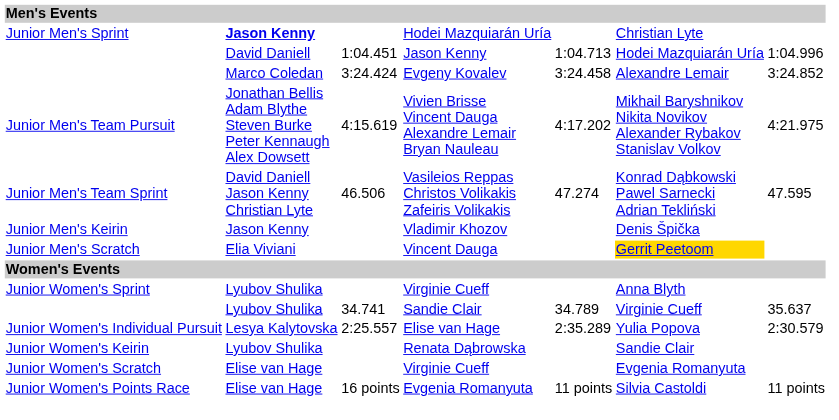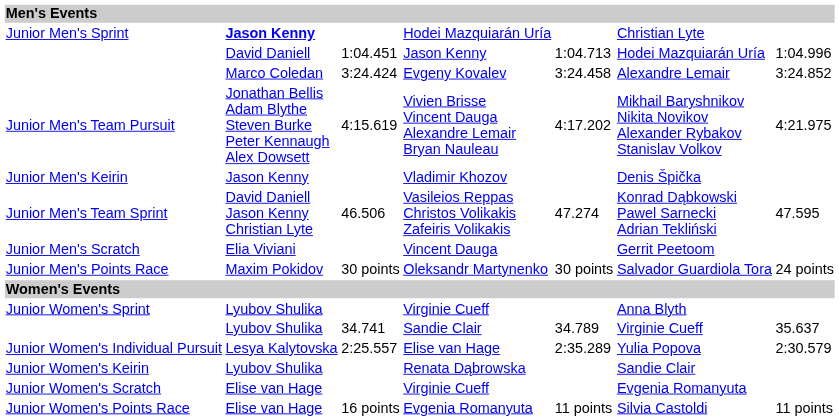rows swapped: (87, 193) <-> (67, 229)
(665, 249) gold background -> (666, 249) no background
+ row: (87, 269)
